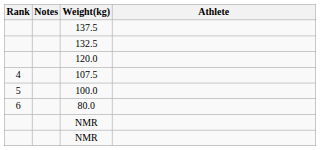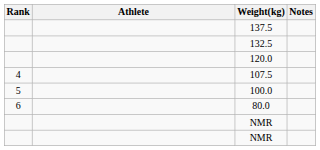columns swapped: (214, 12) <-> (46, 12)
